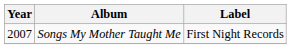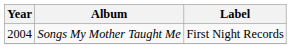(20, 33) 2007 -> (20, 33) 2004
